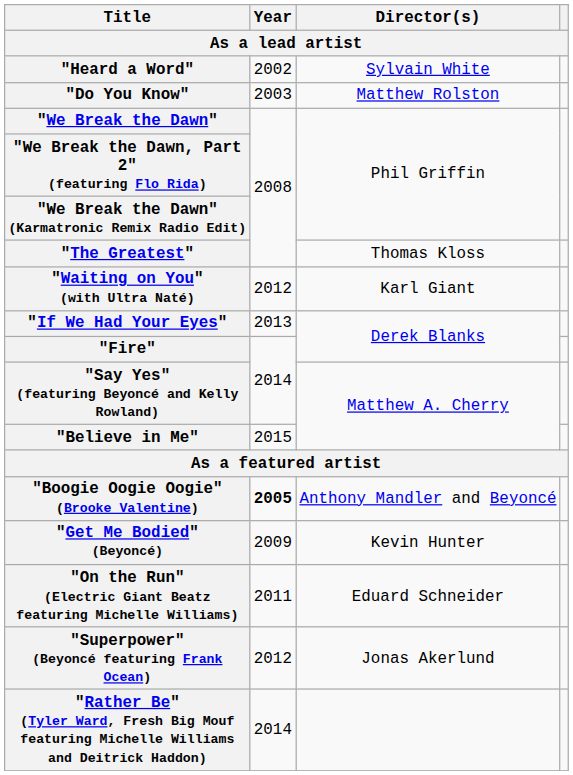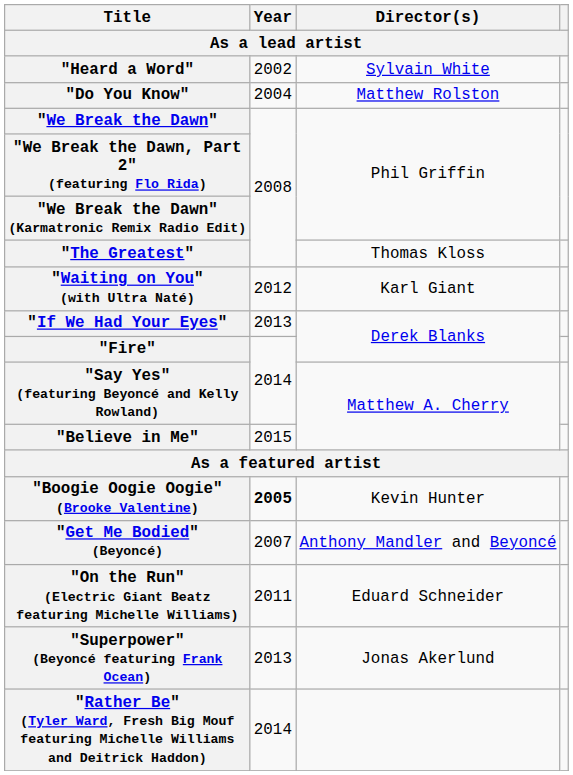(273, 95) 2003 -> (273, 95) 2004
(428, 498) Anthony Mandler and Beyoncé -> (428, 498) Kevin Hunter
(273, 543) 2009 -> (273, 543) 2007
(428, 543) Kevin Hunter -> (428, 543) Anthony Mandler and Beyoncé
(273, 658) 2012 -> (273, 658) 2013
